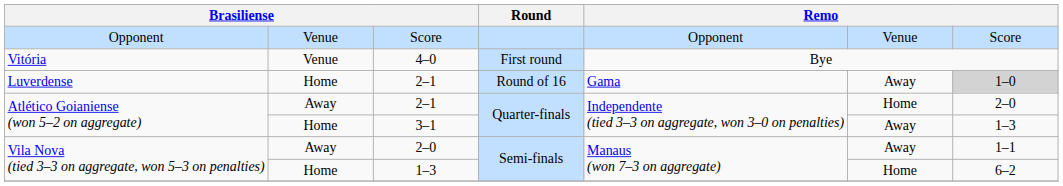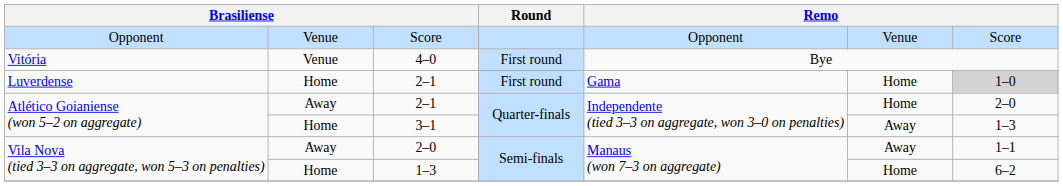(531, 81) Round of 16 -> (531, 81) First round
(900, 81) Away -> (900, 81) Home
